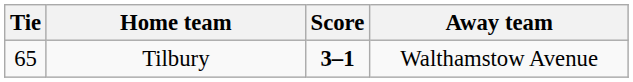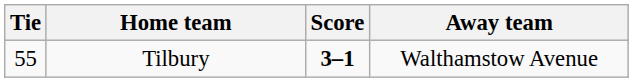(26, 58) 65 -> (26, 58) 55
